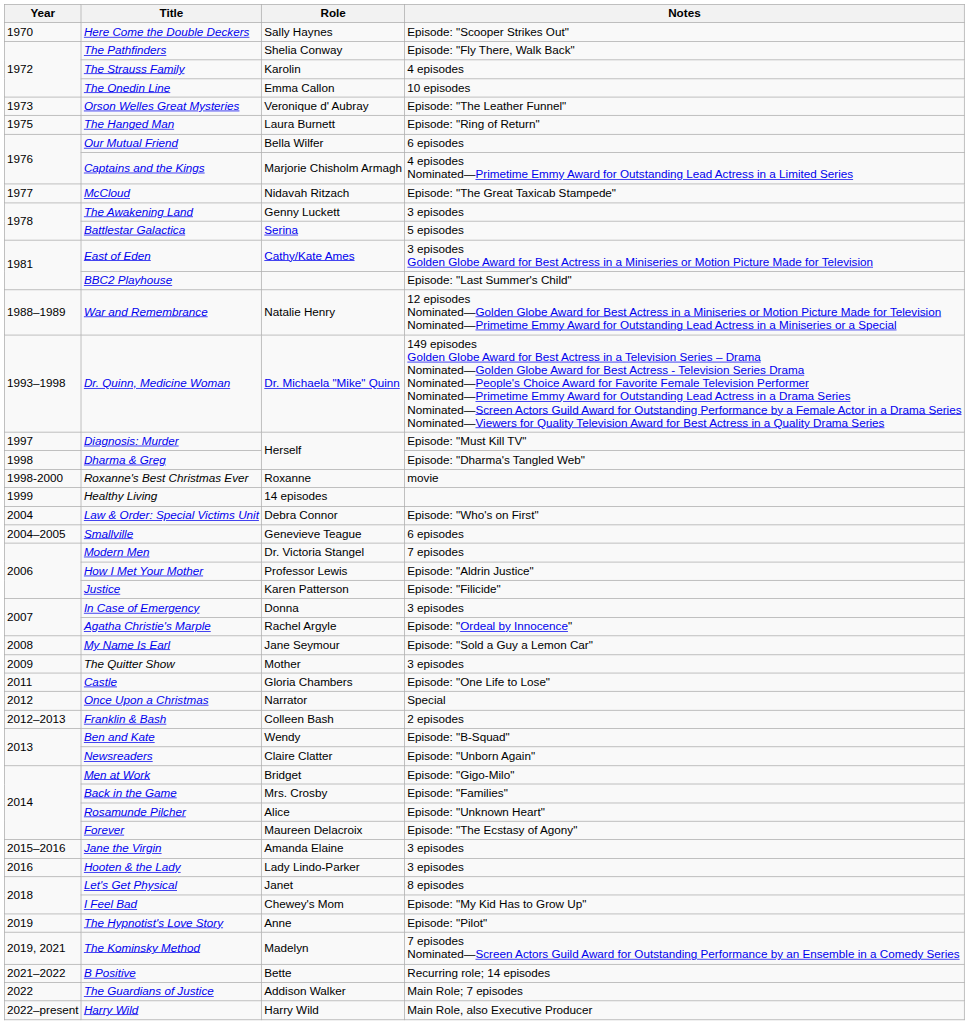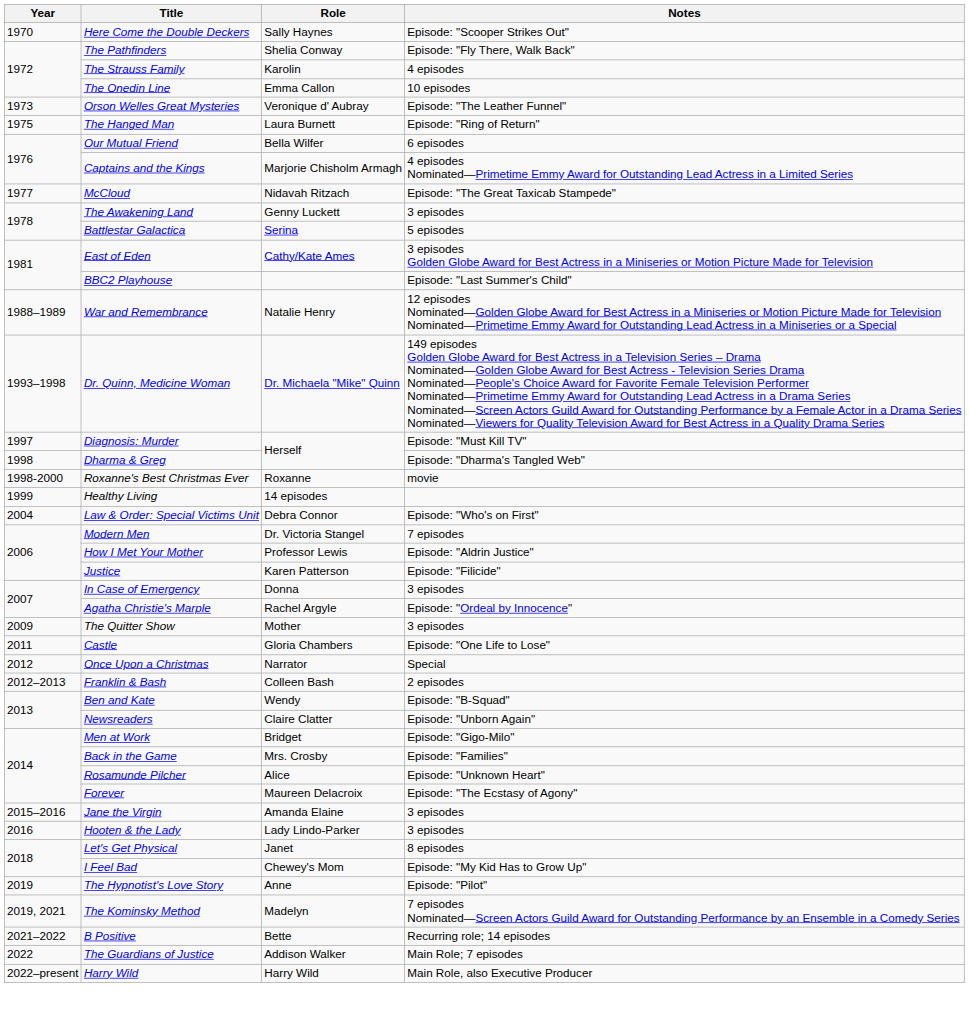- row: (109, 534)
- row: (127, 645)
